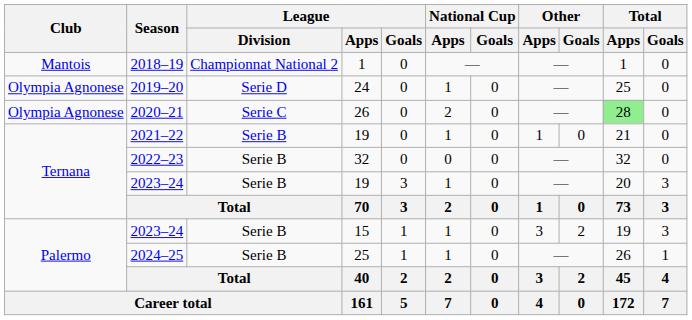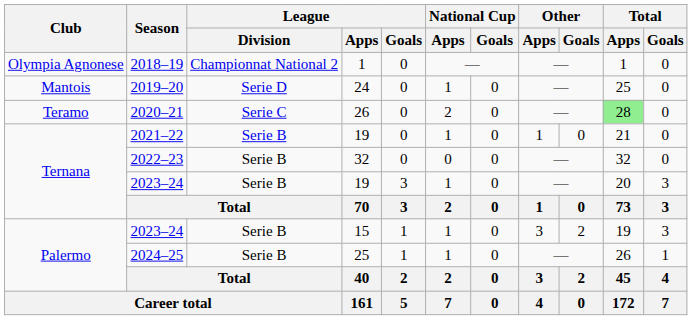(66, 64) Mantois -> (66, 64) Olympia Agnonese
(66, 87) Olympia Agnonese -> (66, 87) Mantois
(66, 111) Olympia Agnonese -> (66, 111) Teramo
